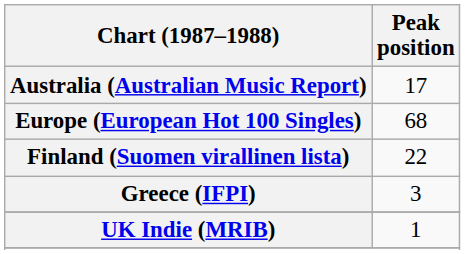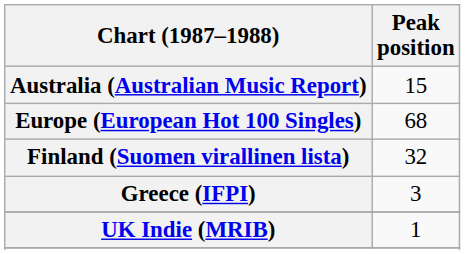(416, 84) 17 -> (416, 84) 15
(416, 157) 22 -> (416, 157) 32
